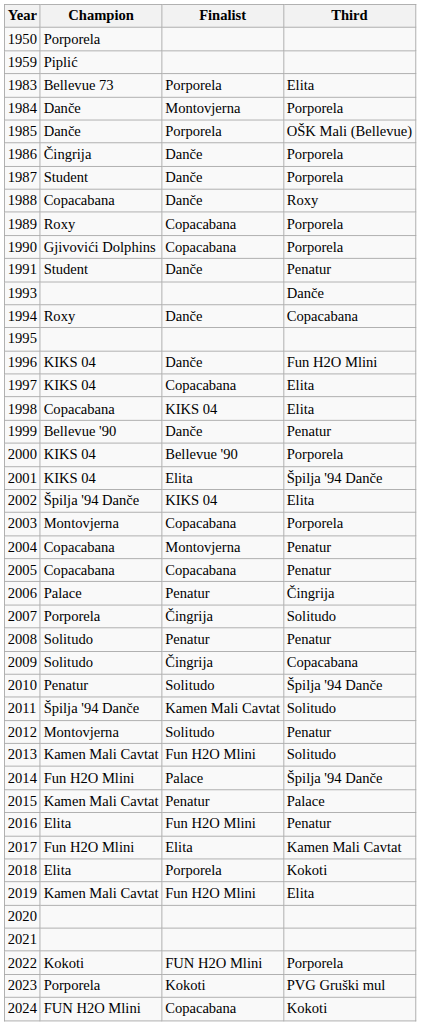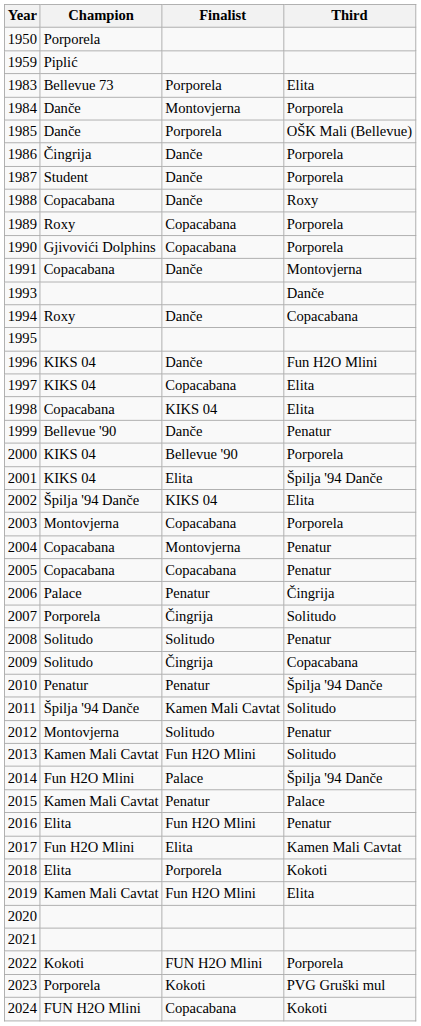(66, 270) Student -> (79, 270) Copacabana
(309, 270) Penatur -> (324, 270) Montovjerna
(187, 639) Penatur -> (190, 639) Solitudo
(190, 685) Solitudo -> (187, 685) Penatur
